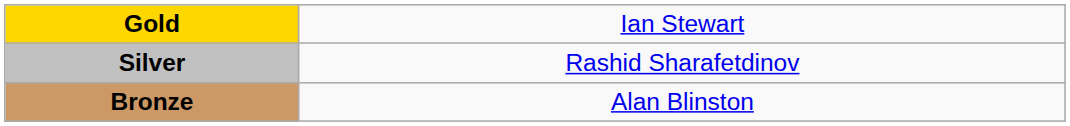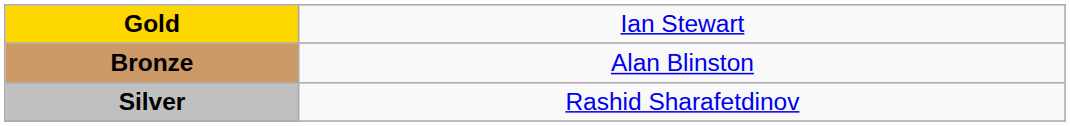rows swapped: (152, 62) <-> (152, 101)
